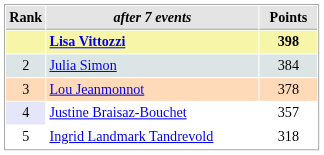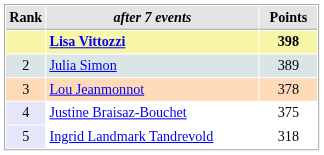(288, 65) 384 -> (288, 65) 389
(288, 113) 357 -> (288, 113) 375
(26, 136) no background -> (26, 136) lavender background
